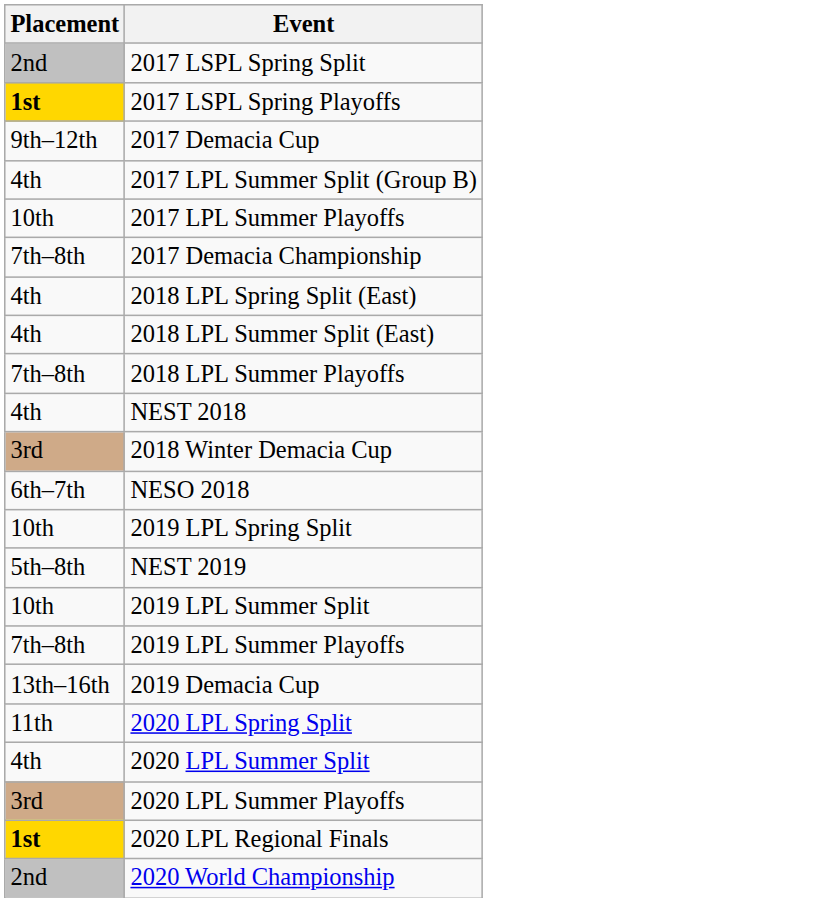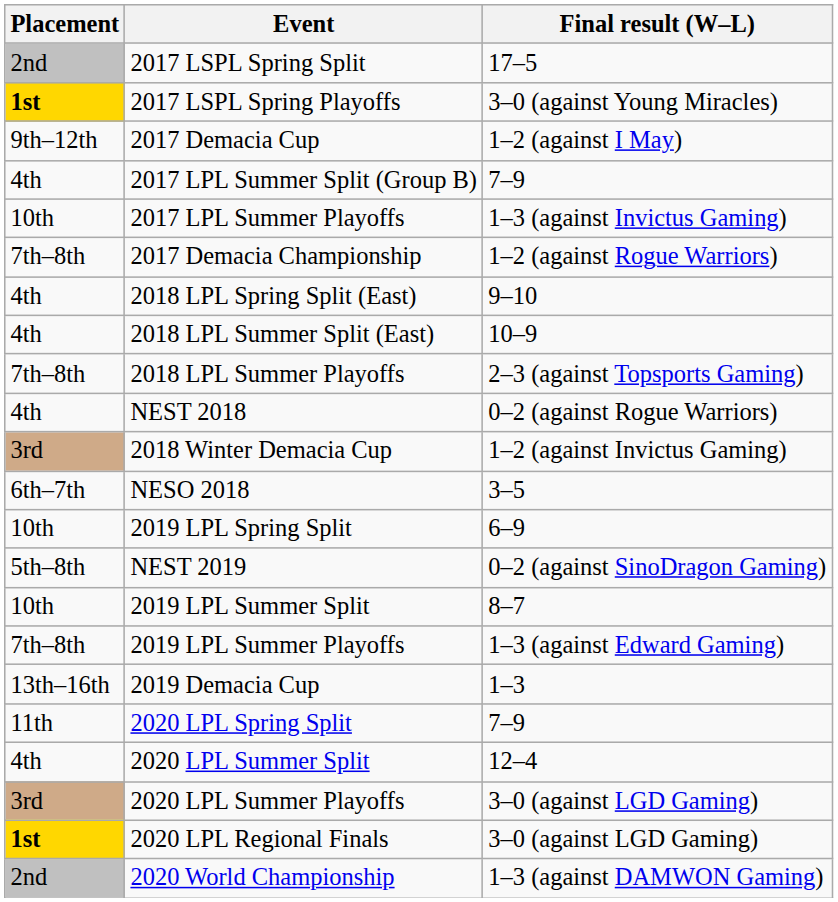+ column: (657, 23)
